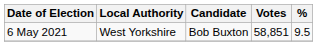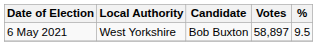(271, 31) 58,851 -> (271, 31) 58,897
